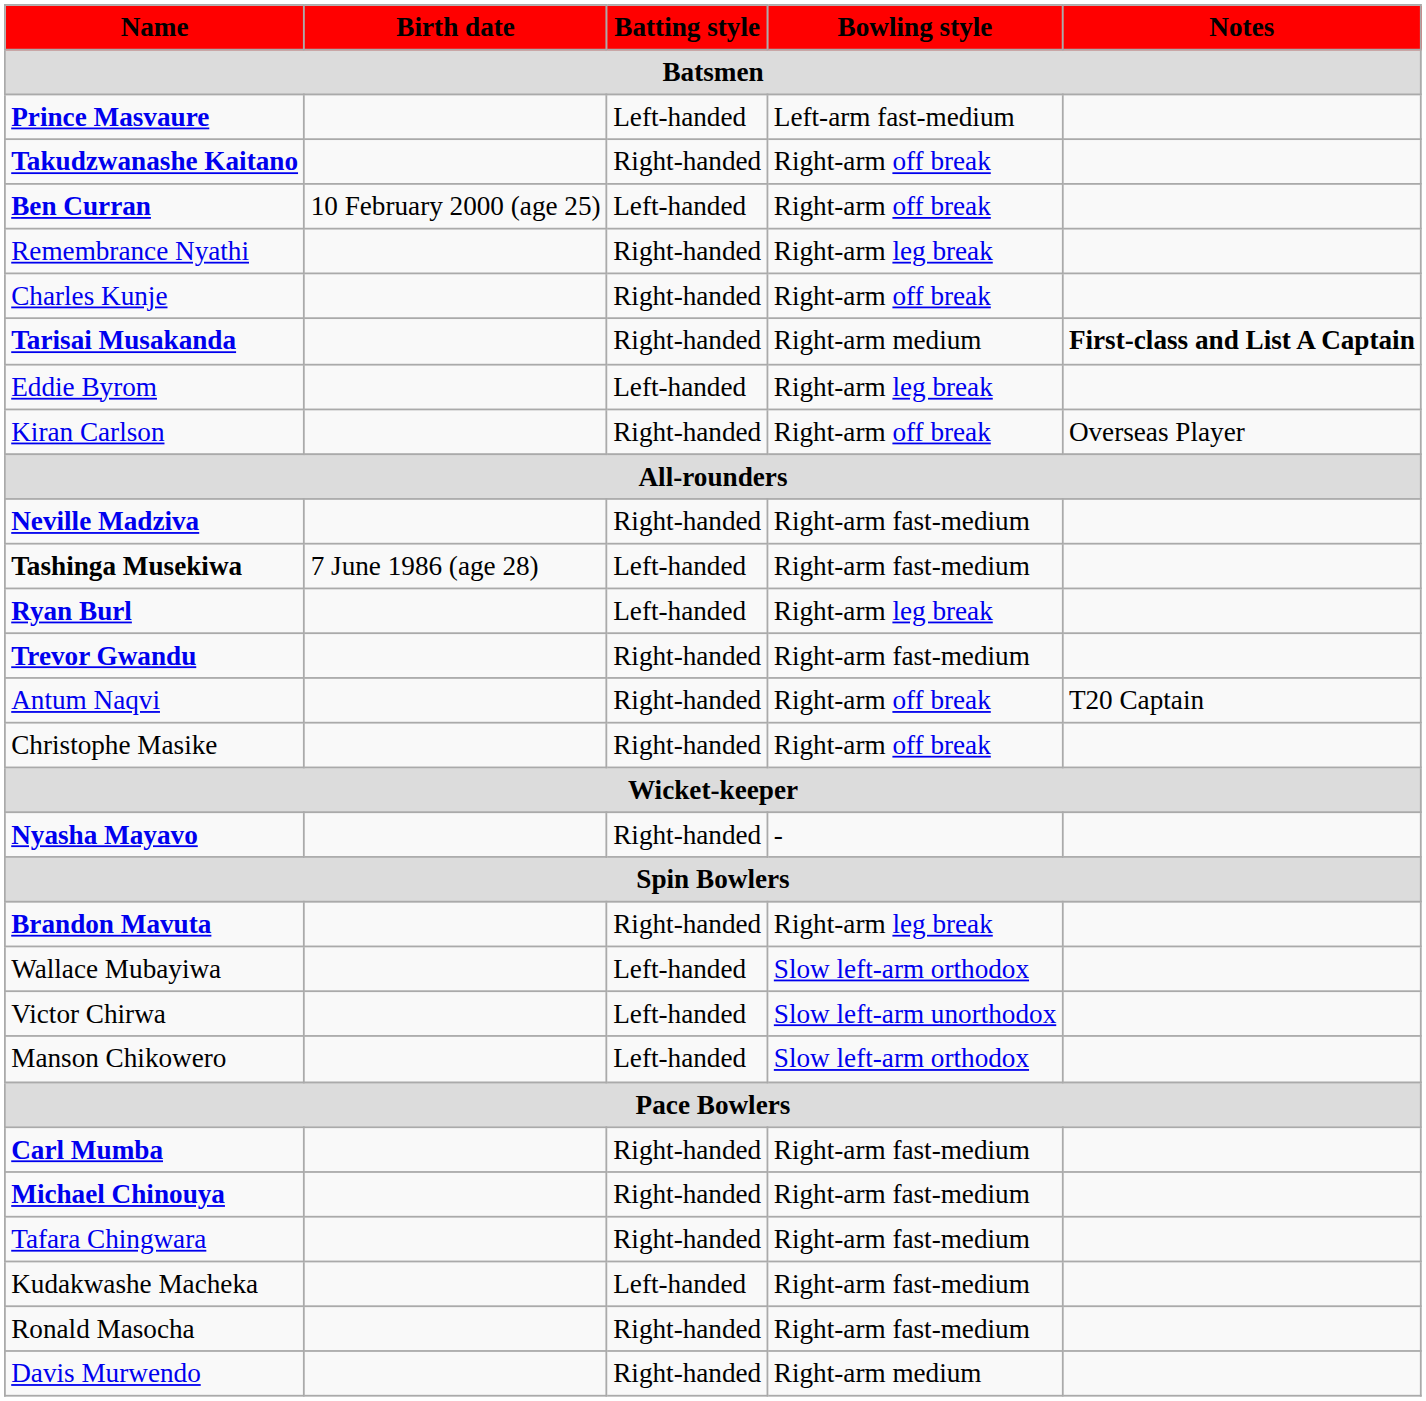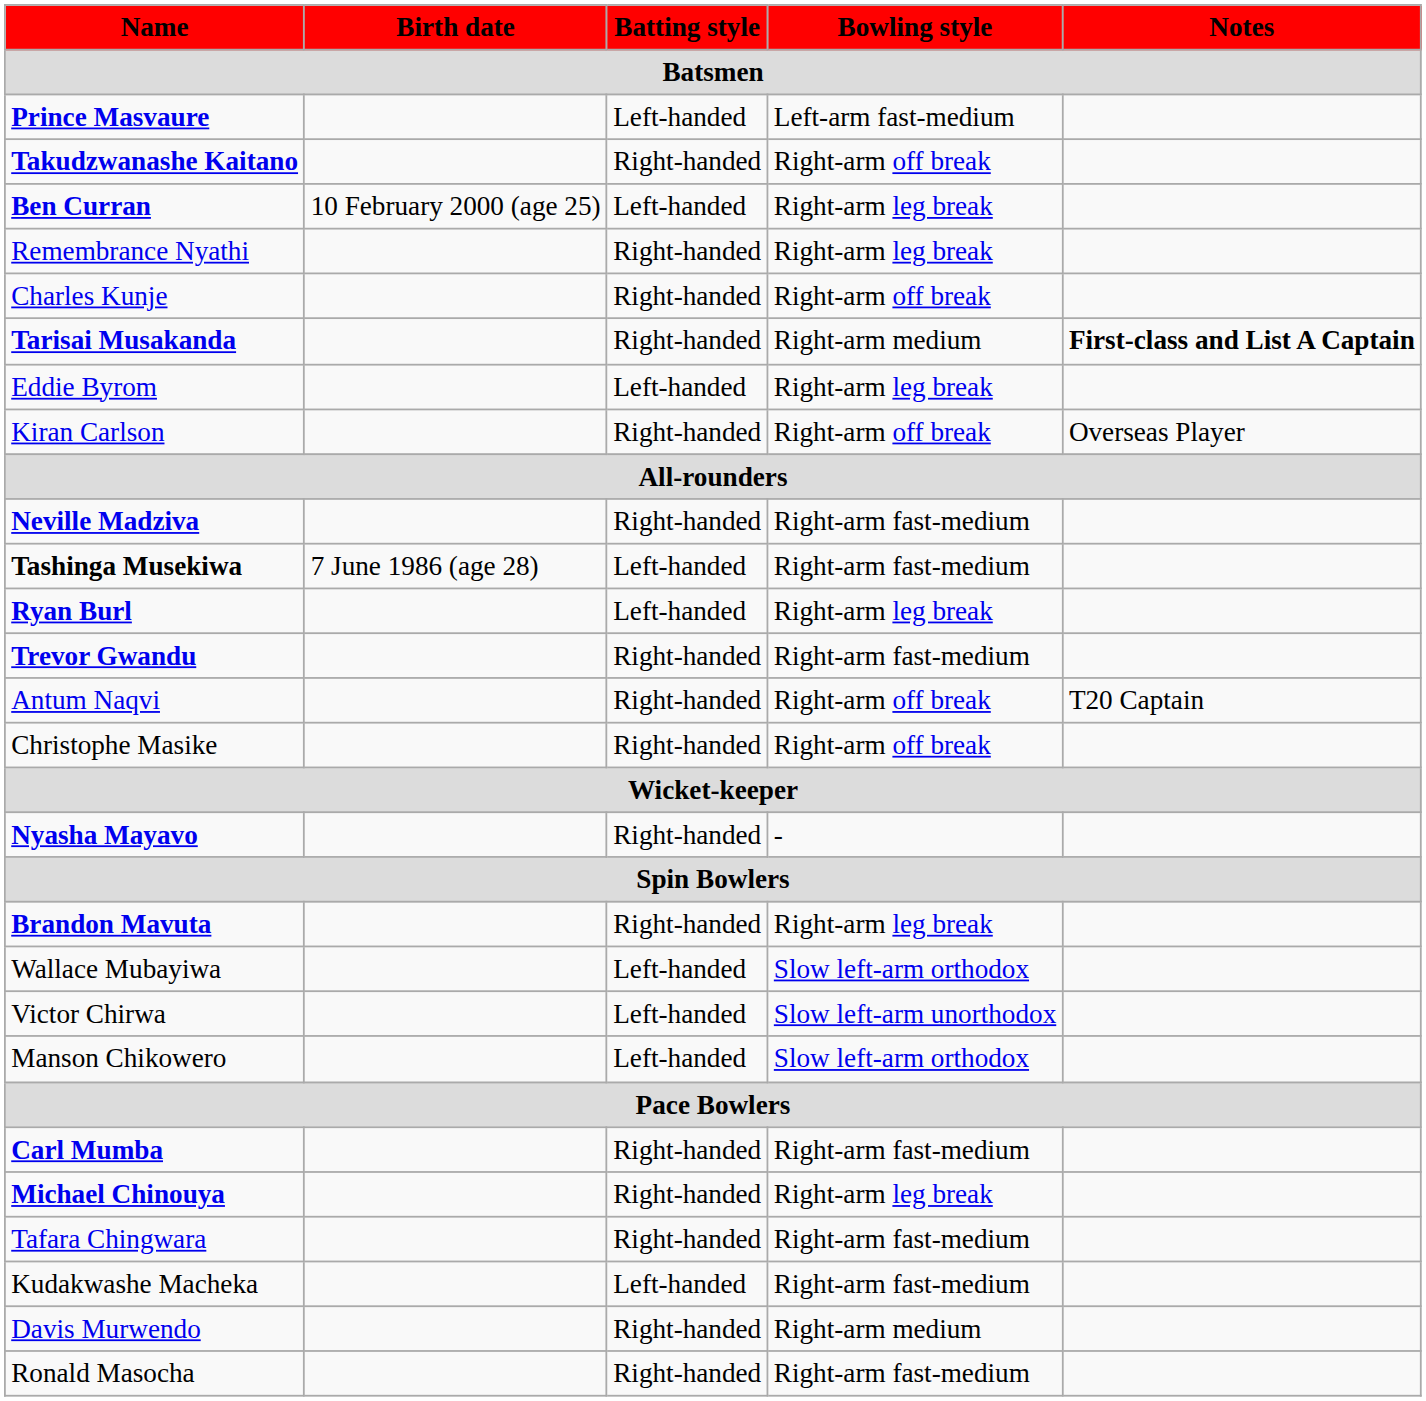(882, 206) Right-arm off break -> (883, 206) Right-arm leg break
(902, 1193) Right-arm fast-medium -> (883, 1193) Right-arm leg break
rows swapped: (103, 1328) <-> (106, 1372)
